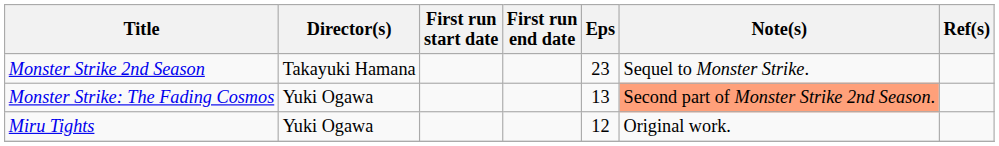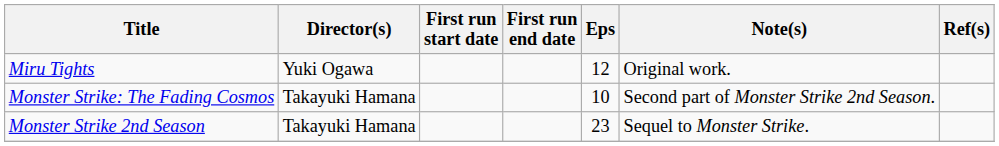rows swapped: (107, 68) <-> (52, 126)
(328, 97) Yuki Ogawa -> (349, 97) Takayuki Hamana
(600, 97) 13 -> (600, 97) 10
(779, 97) lightsalmon background -> (779, 97) no background
